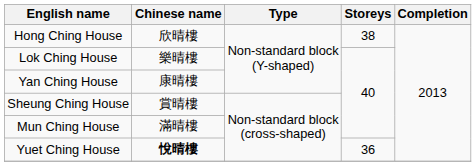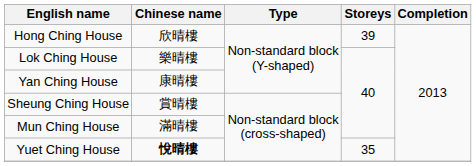(368, 36) 38 -> (368, 36) 39
(368, 149) 36 -> (368, 149) 35
